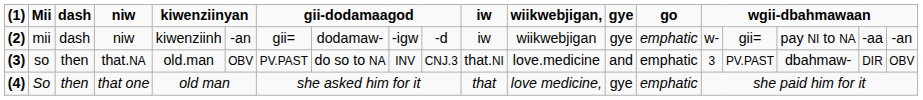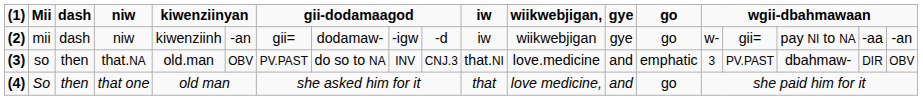(669, 38) emphatic -> (669, 38) go
(621, 83) gye -> (621, 83) and
(669, 83) emphatic -> (669, 83) go
